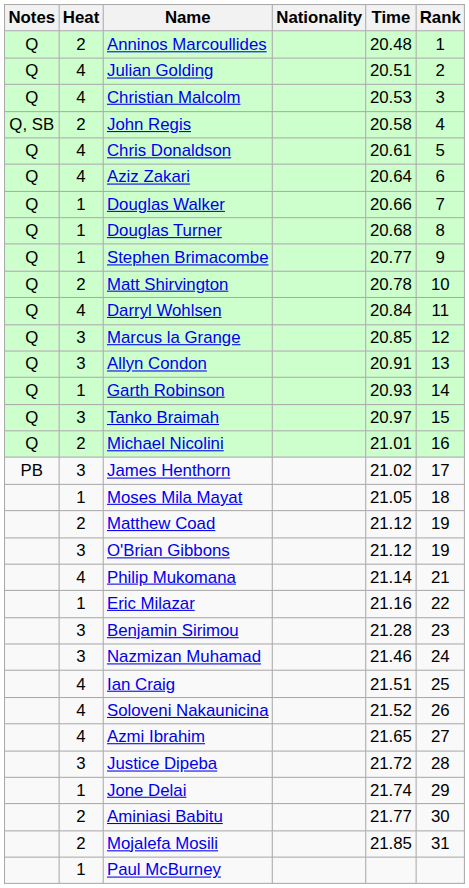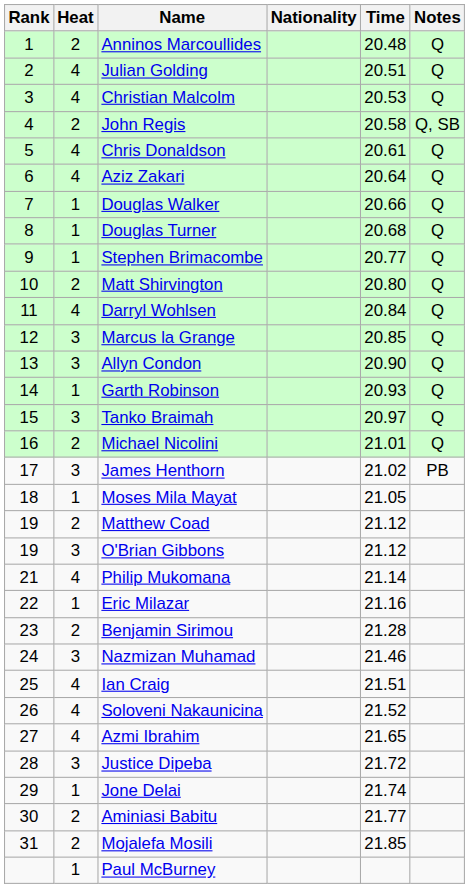columns swapped: (440, 17) <-> (32, 17)
(391, 284) 20.78 -> (385, 284) 20.80
(391, 364) 20.91 -> (385, 364) 20.90
(81, 630) 3 -> (75, 630) 2
